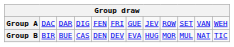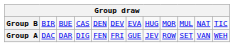rows swapped: (22, 23) <-> (22, 36)
